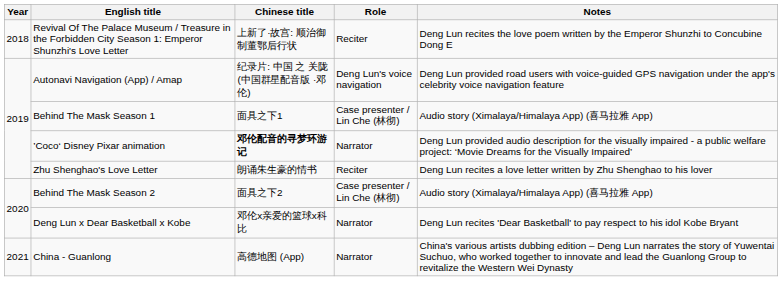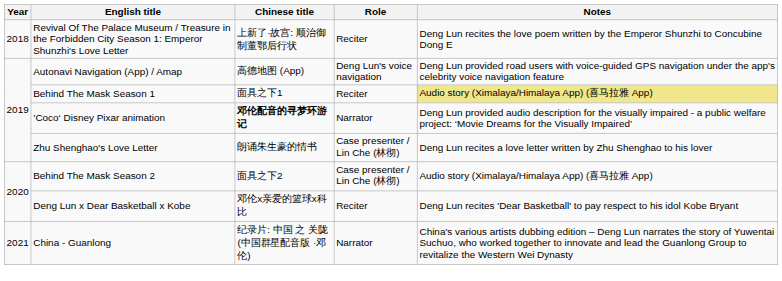(283, 79) 纪录片: 中国 之 关陇 (中国群星配音版 ·邓伦) -> (271, 71) 高德地图 (App)
(373, 115) Case presenter / Lin Che (林彻) -> (352, 93) Reciter
(536, 115) no background -> (536, 93) khaki background
(352, 170) Reciter -> (373, 147) Case presenter / Lin Che (林彻)
(354, 222) Narrator -> (352, 206) Reciter
(271, 256) 高德地图 (App) -> (283, 243) 纪录片: 中国 之 关陇 (中国群星配音版 ·邓伦)
